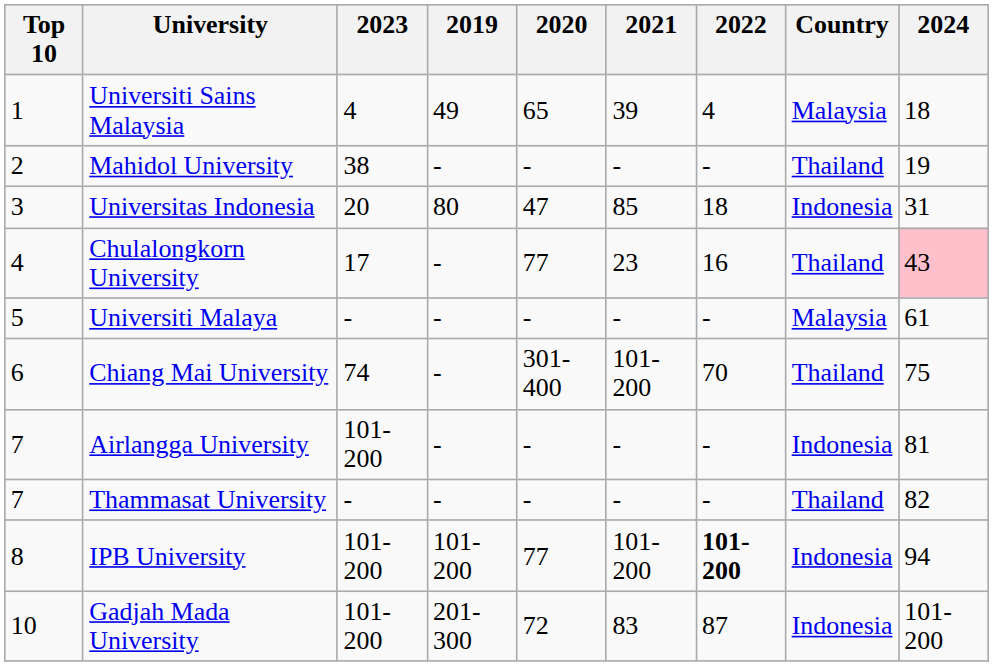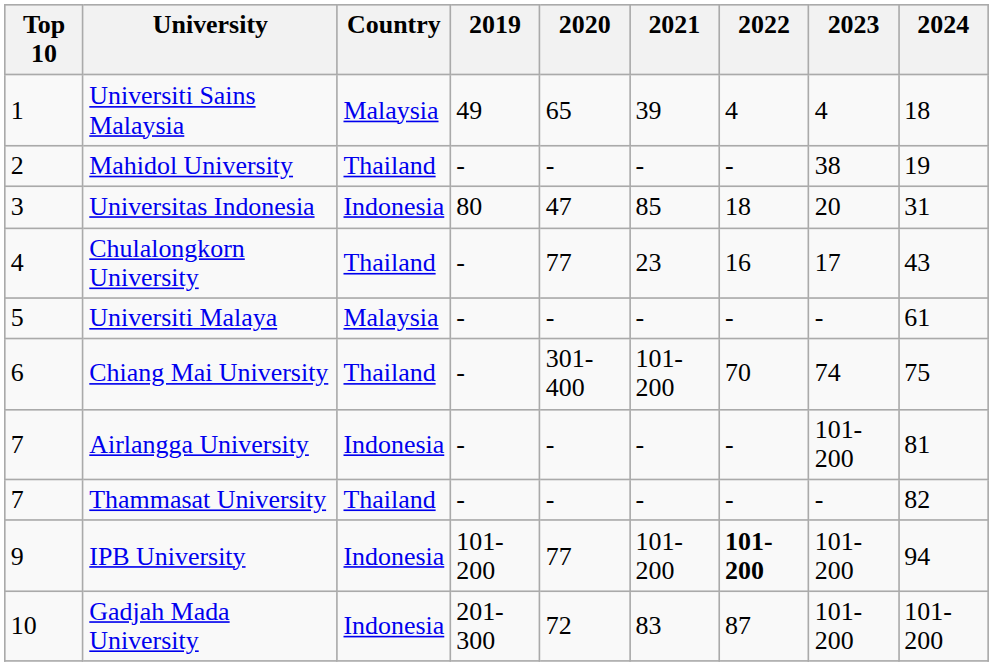columns swapped: (842, 25) <-> (382, 25)
(917, 262) pink background -> (917, 262) no background
(17, 555) 8 -> (17, 555) 9
